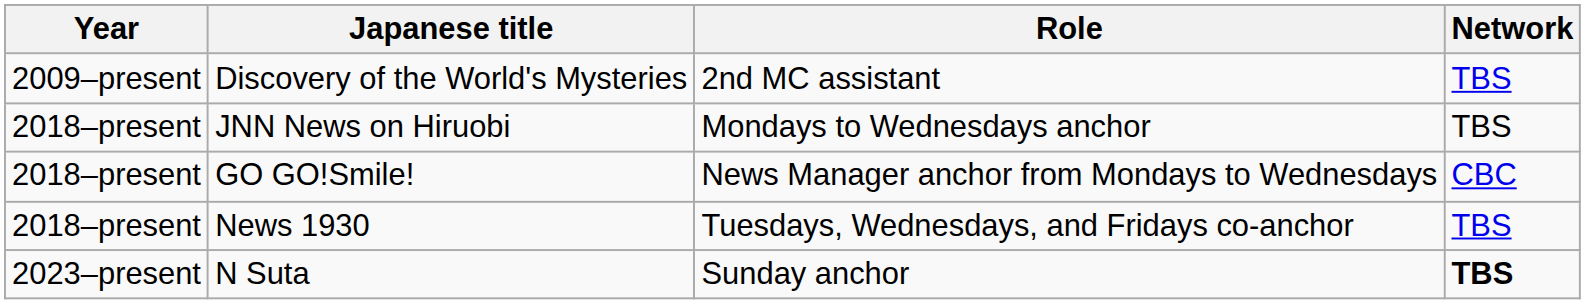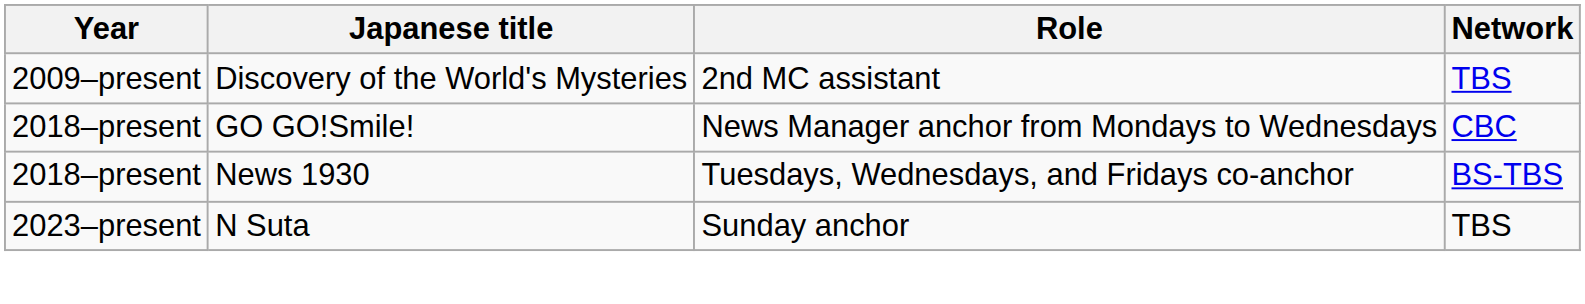- row: (363, 126)
(1482, 224) TBS -> (1507, 175) BS-TBS
(1482, 273) bold -> (1482, 224) normal
